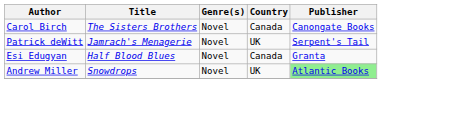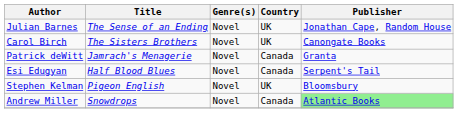+ row: (42, 27)
(266, 27) Canada -> (266, 41) UK
(255, 41) UK -> (277, 56) Canada
(331, 41) Serpent's Tail -> (320, 56) Granta
(309, 56) Granta -> (342, 71) Serpent's Tail
+ row: (45, 86)
(255, 71) UK -> (277, 101) Canada
